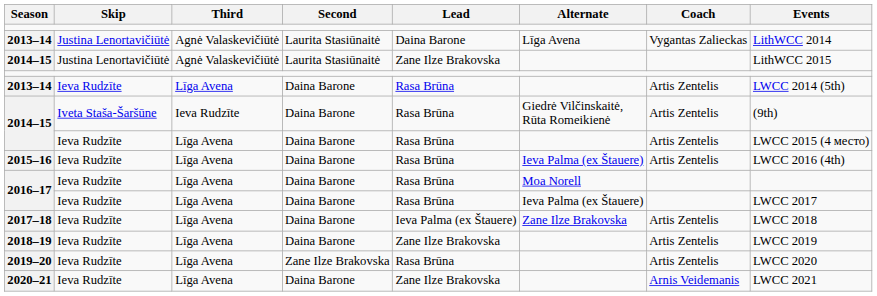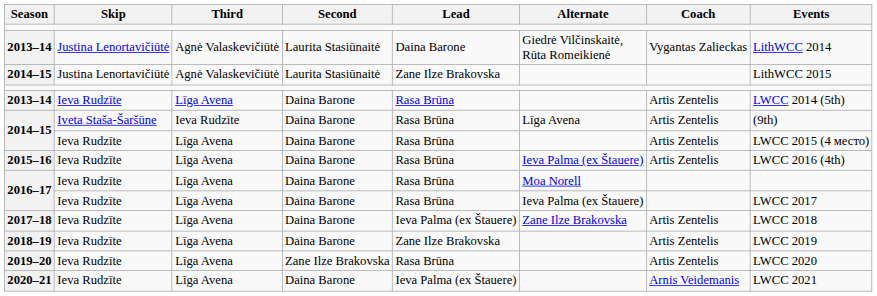(551, 40) Līga Avena -> (573, 47) Giedrė Vilčinskaitė, Rūta Romeikienė
(573, 113) Giedrė Vilčinskaitė, Rūta Romeikienė -> (551, 120) Līga Avena
(448, 280) Zane Ilze Brakovska -> (456, 280) Ieva Palma (ex Štauere)
